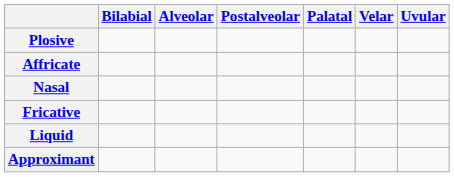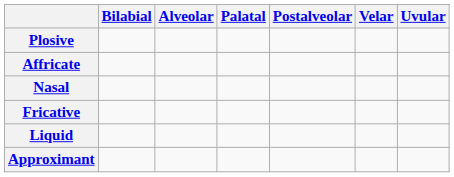columns swapped: (260, 16) <-> (330, 16)
